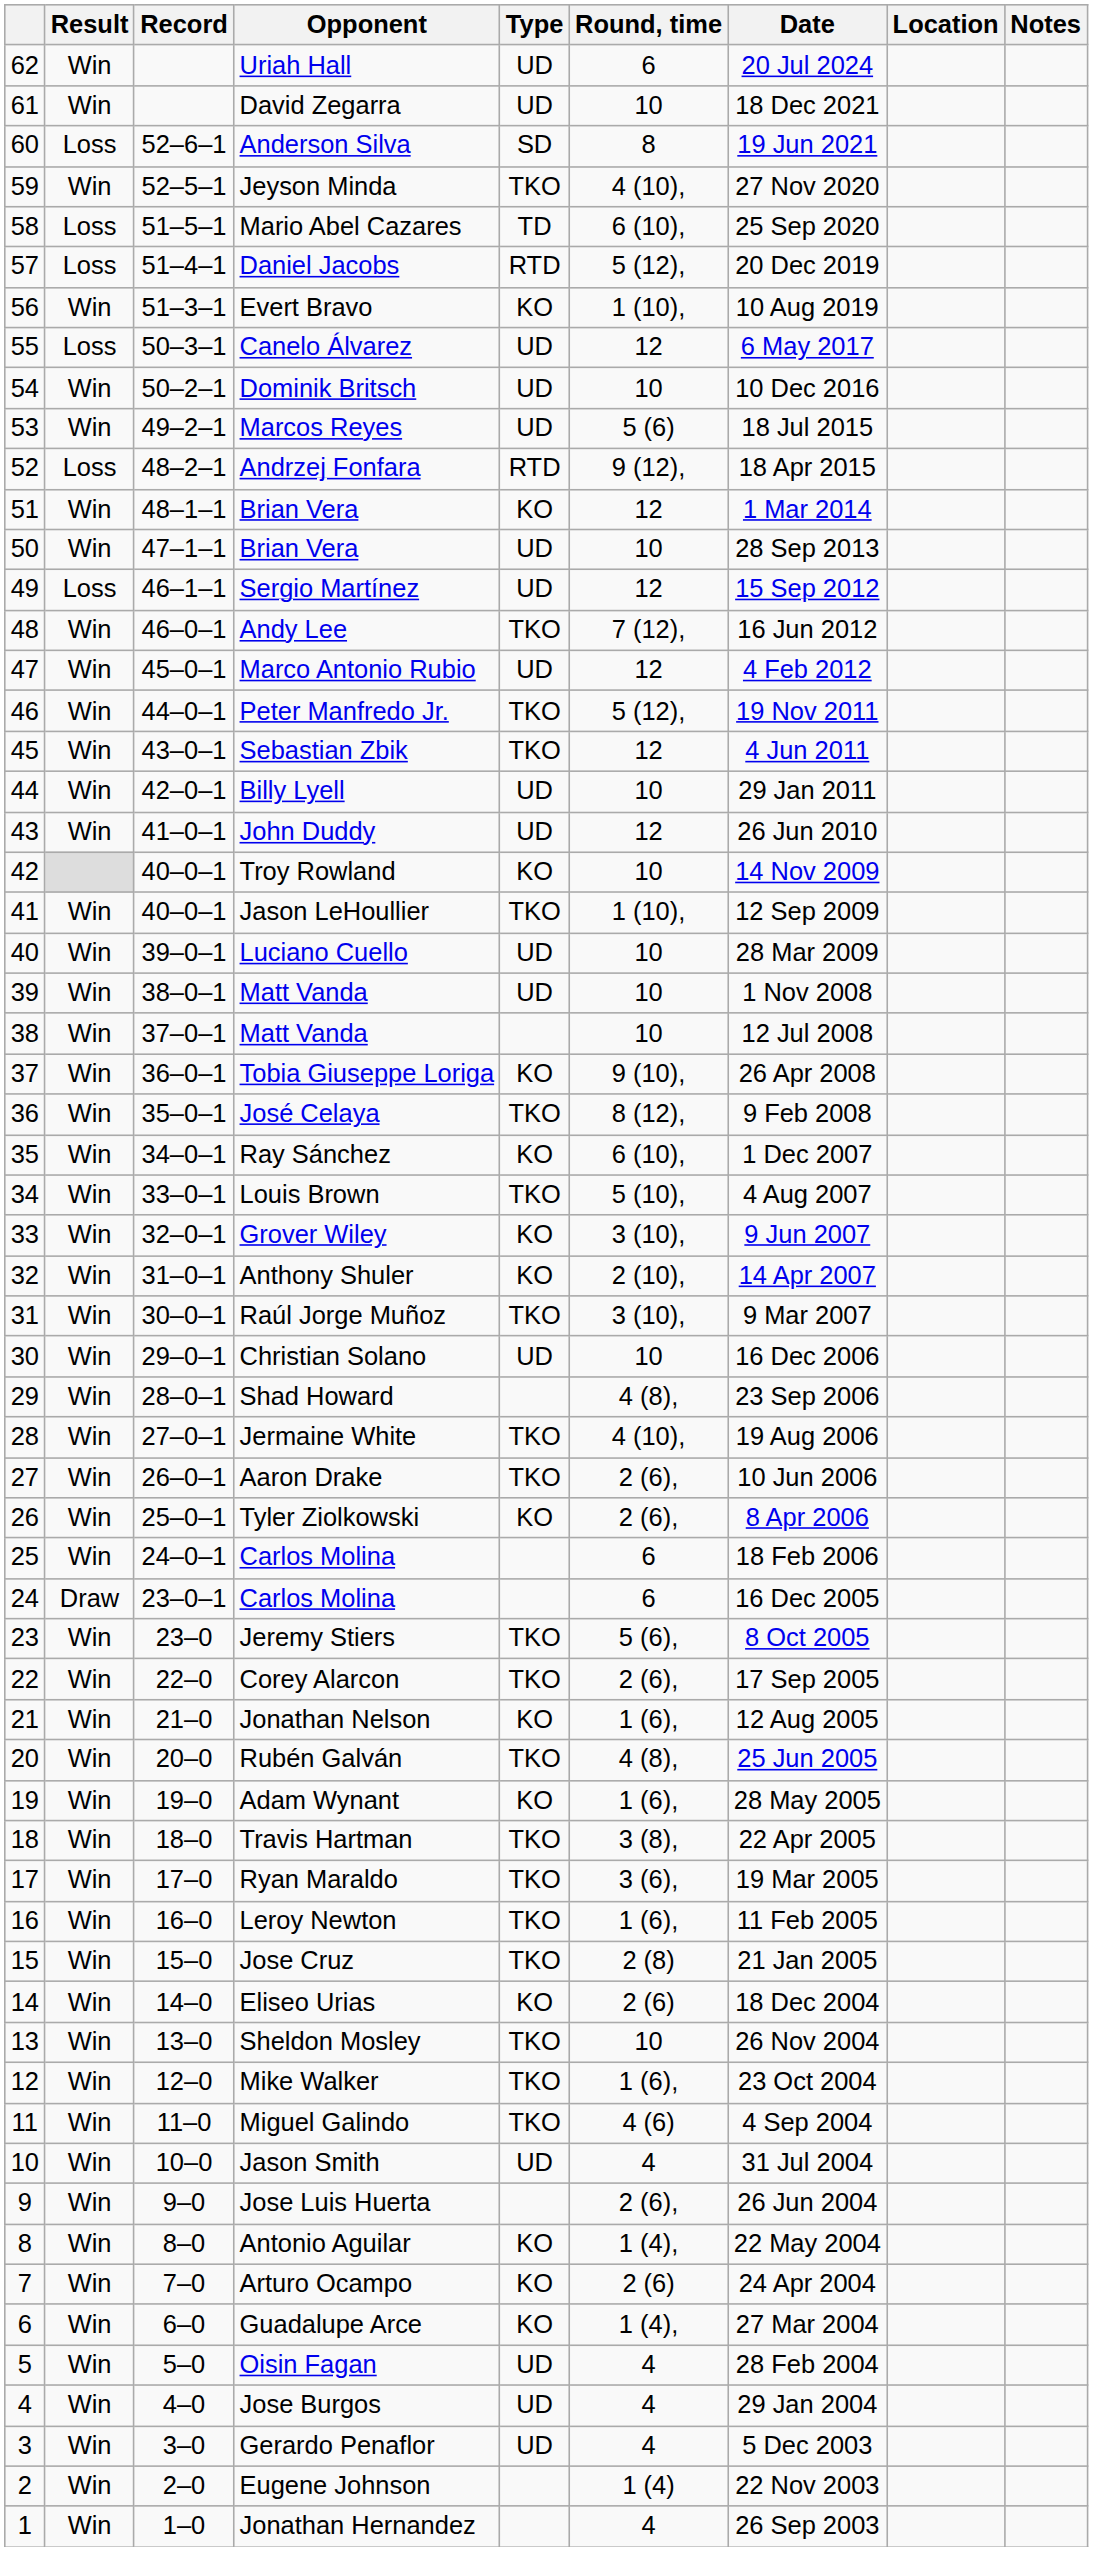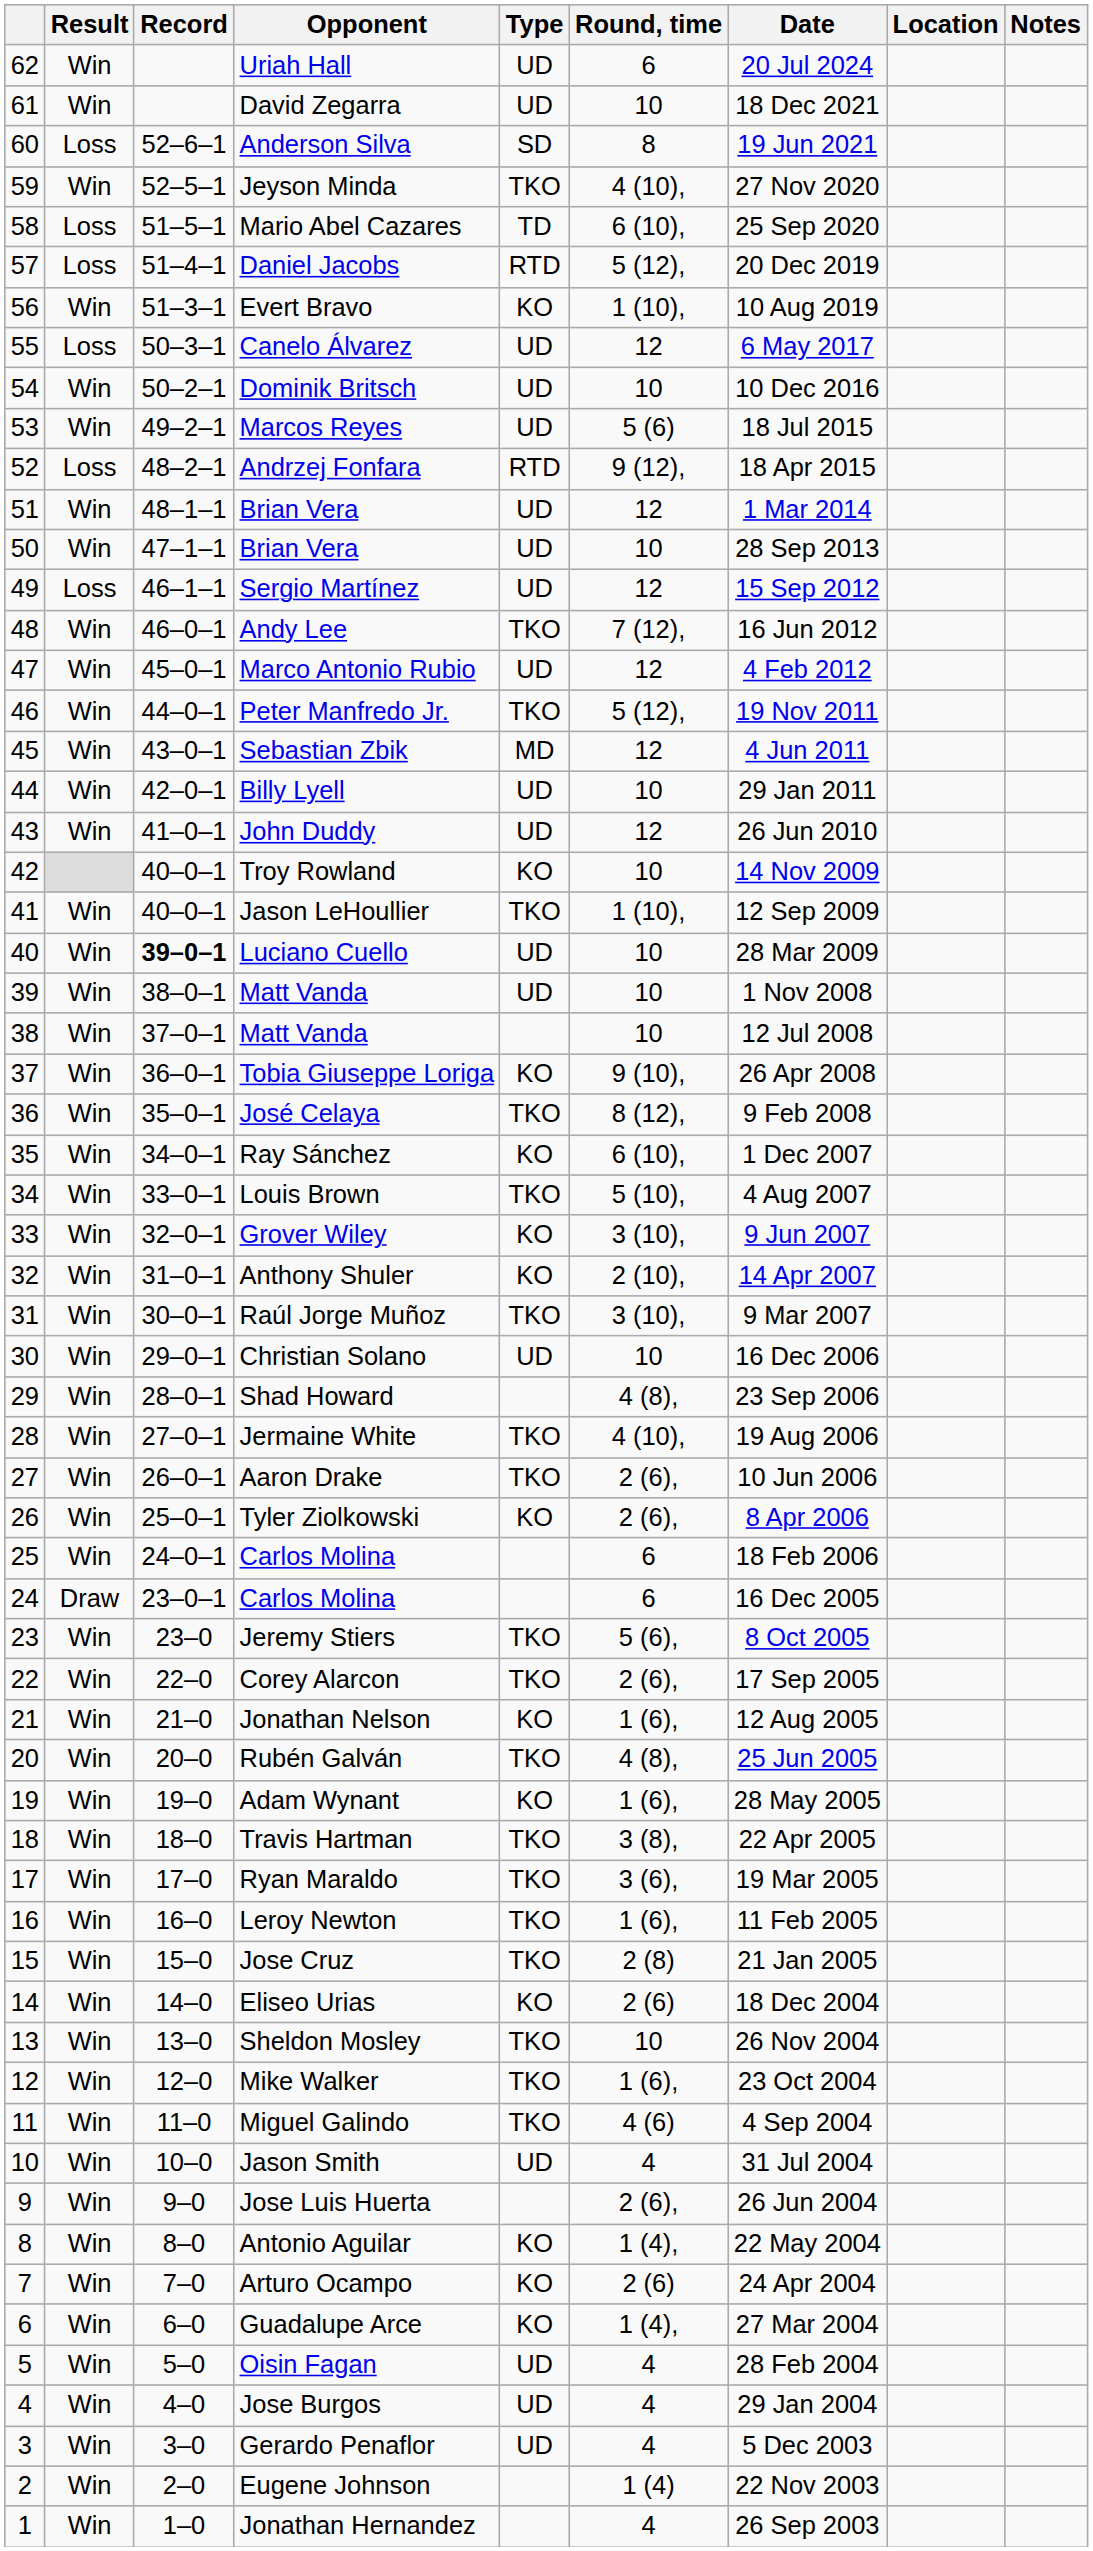(535, 508) KO -> (535, 508) UD
(535, 750) TKO -> (535, 750) MD
(184, 952) normal -> (184, 952) bold
